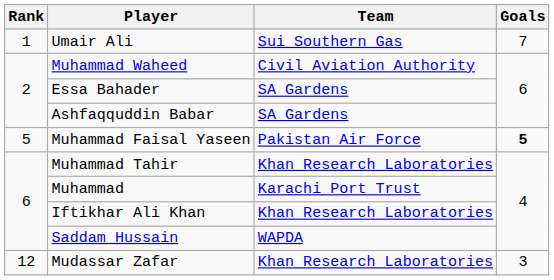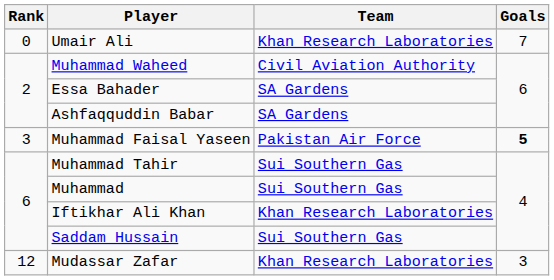(26, 41) 1 -> (26, 41) 0
(330, 41) Sui Southern Gas -> (375, 41) Khan Research Laboratories
(26, 140) 5 -> (26, 140) 3
(375, 164) Khan Research Laboratories -> (330, 164) Sui Southern Gas
(339, 189) Karachi Port Trust -> (330, 189) Sui Southern Gas
(280, 238) WAPDA -> (330, 238) Sui Southern Gas
